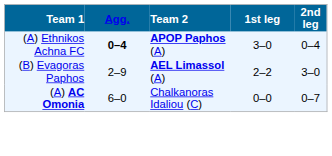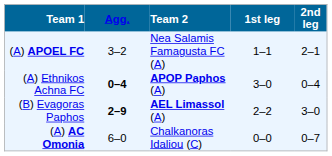+ row: (47, 51)
(117, 71) normal -> (117, 111) bold
